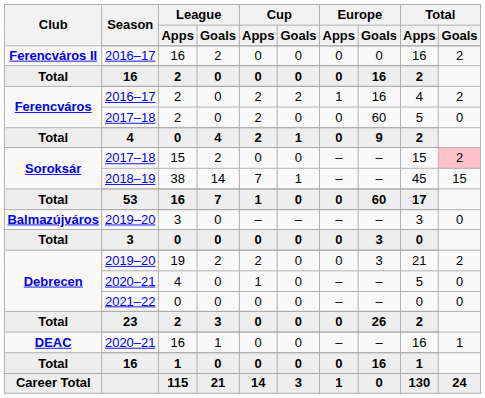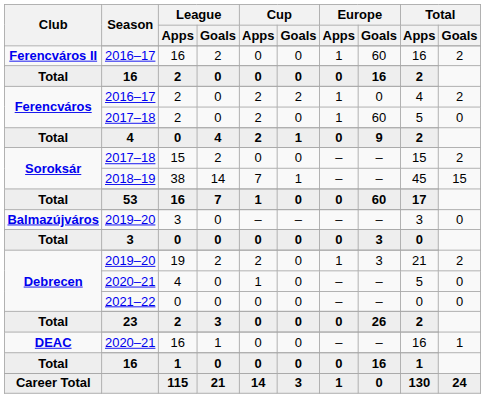(339, 56) 0 -> (339, 56) 1
(379, 56) 0 -> (379, 56) 60
(379, 97) 16 -> (379, 97) 0
(339, 117) 0 -> (339, 117) 1
(460, 158) pink background -> (460, 158) no background
(339, 261) 0 -> (339, 261) 1
